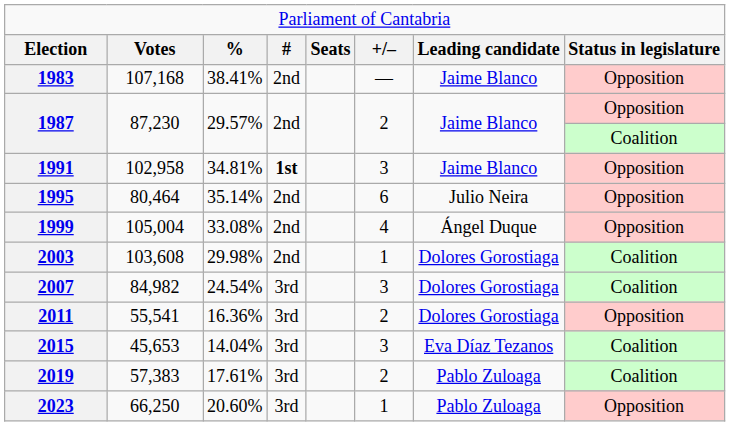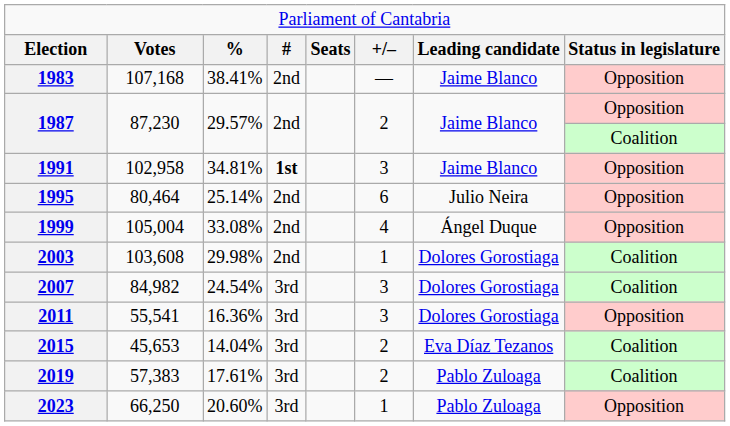(235, 197) 35.14% -> (235, 197) 25.14%
(384, 316) 2 -> (384, 316) 3
(384, 346) 3 -> (384, 346) 2
